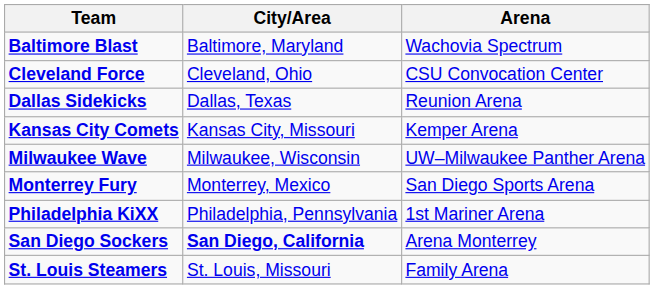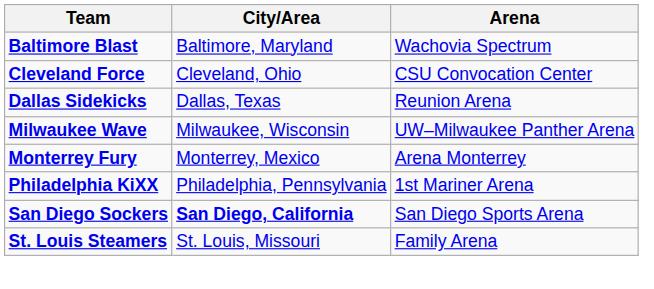- row: (94, 130)
(500, 185) San Diego Sports Arena -> (460, 158) Arena Monterrey
(471, 241) Arena Monterrey -> (489, 213) San Diego Sports Arena
